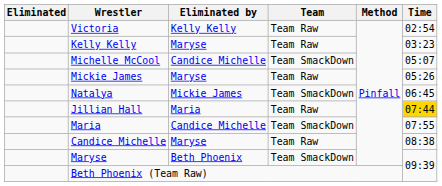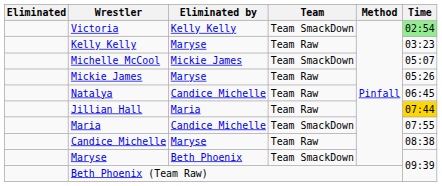(294, 29) Team Raw -> (312, 29) Team SmackDown
(420, 29) no background -> (420, 29) lightgreen background
(218, 61) Candice Michelle -> (206, 61) Mickie James
(206, 93) Mickie James -> (218, 93) Candice Michelle
(312, 93) Team SmackDown -> (294, 93) Team Raw
